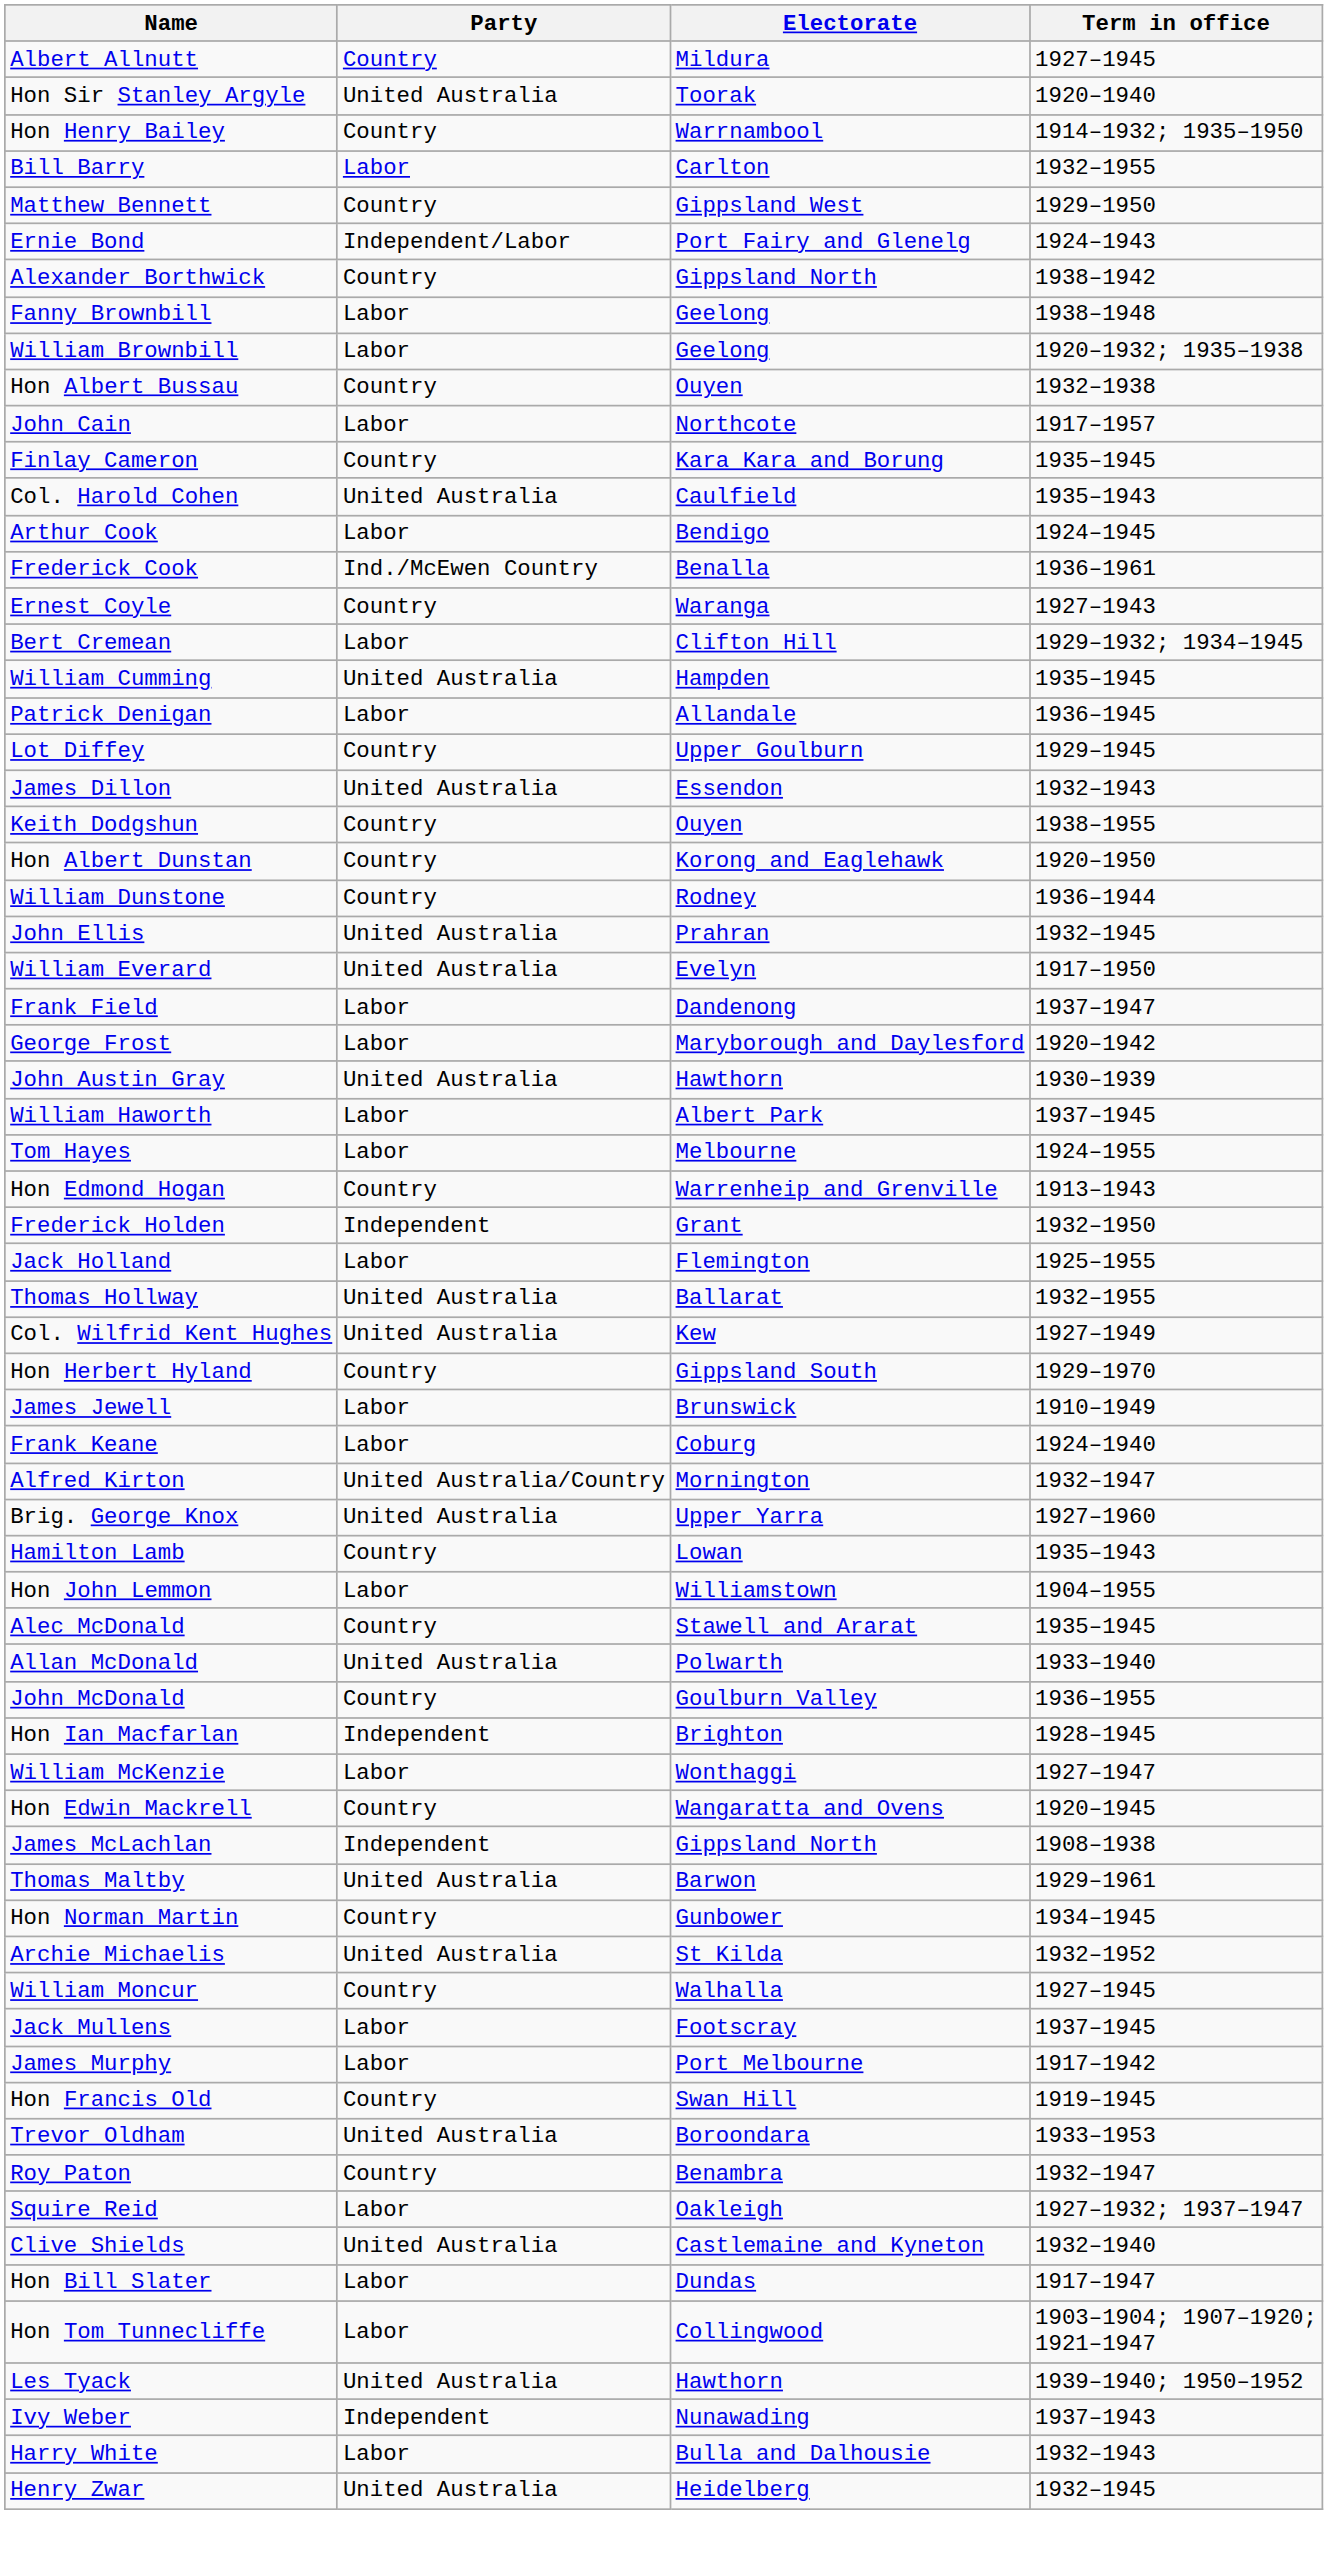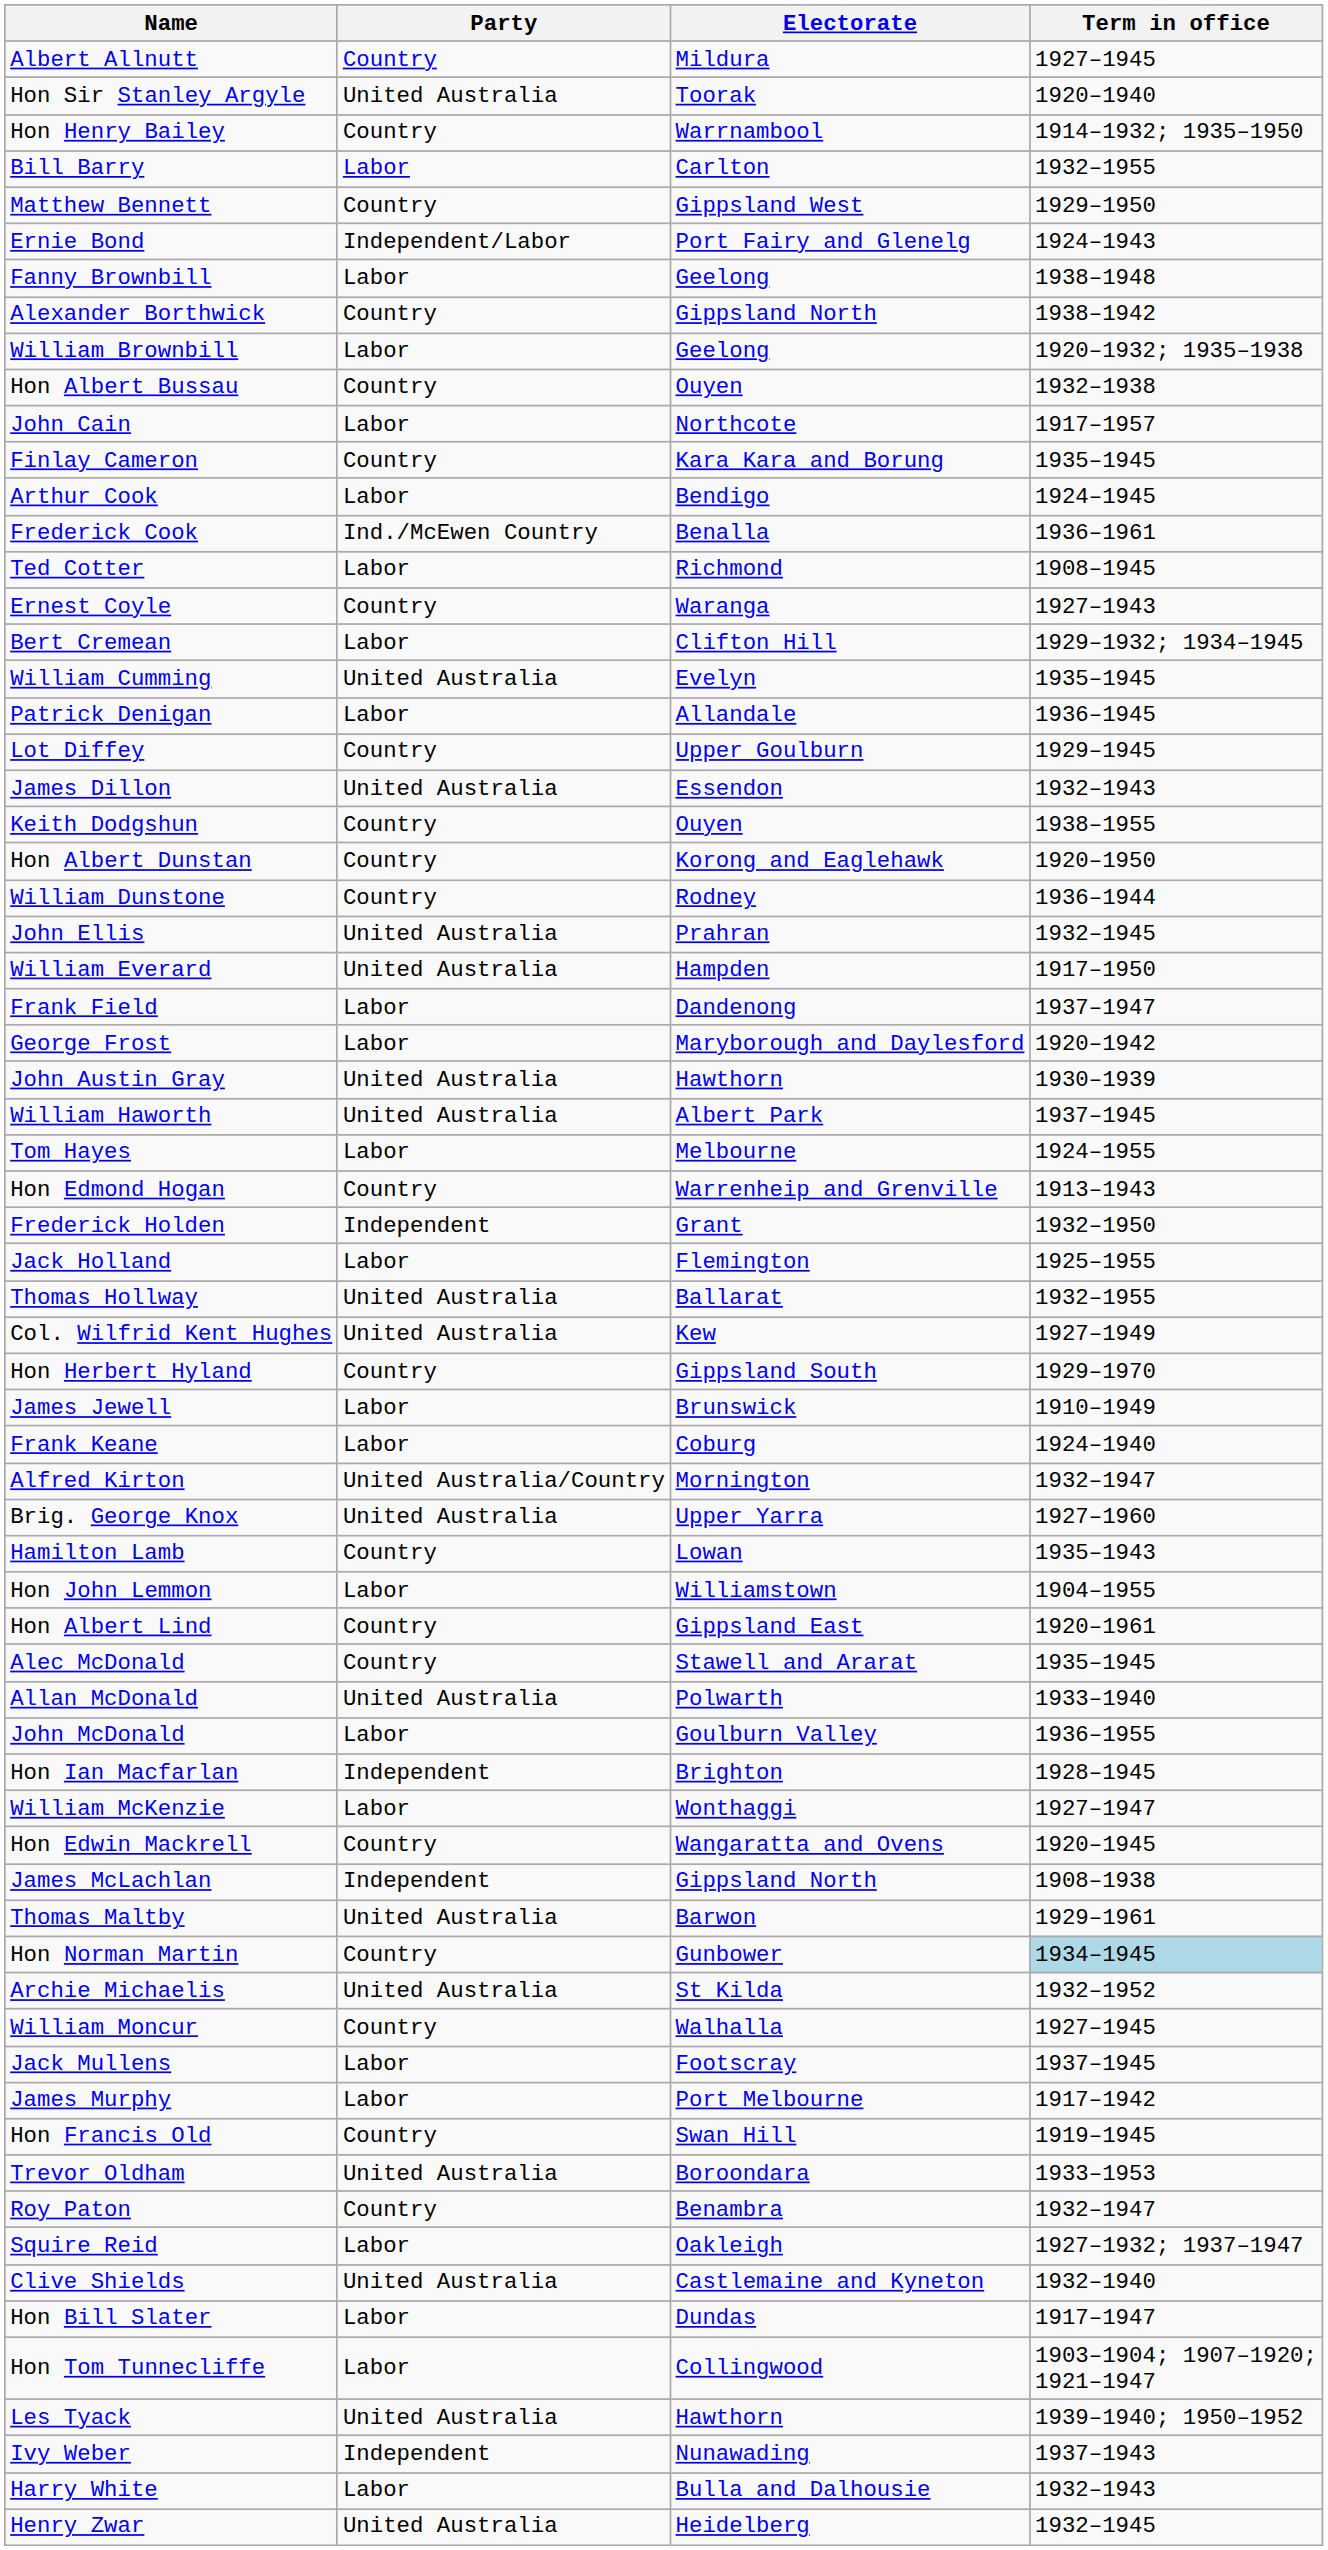rows swapped: (138, 278) <-> (111, 315)
- row: (124, 497)
+ row: (77, 570)
(723, 679) Hampden -> (716, 679) Evelyn
(716, 971) Evelyn -> (723, 971) Hampden
(376, 1116) Labor -> (450, 1116) United Australia
+ row: (111, 1627)
(390, 1699) Country -> (376, 1736) Labor
(1096, 1918) no background -> (1096, 1955) lightblue background
